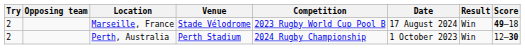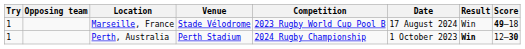(9, 24) 2 -> (9, 24) 1
(9, 37) 2 -> (9, 37) 1
(468, 37) normal -> (468, 37) bold
